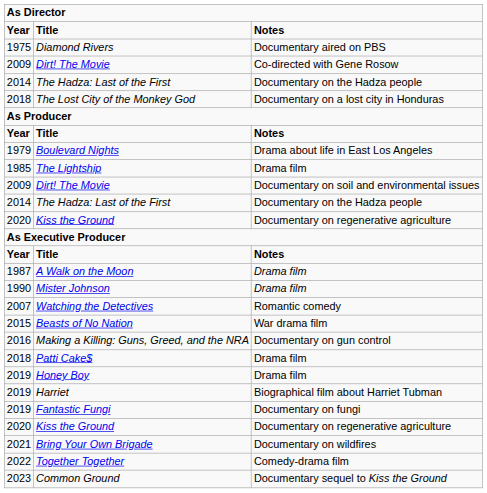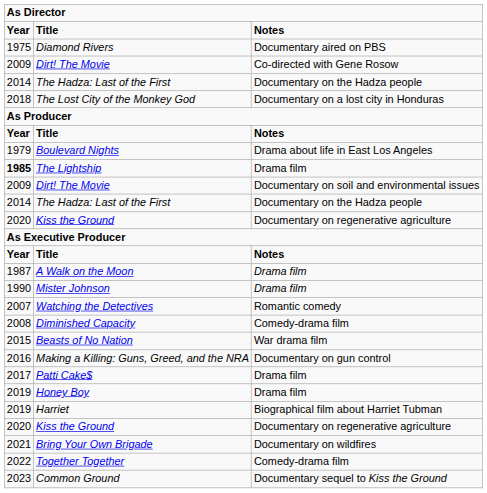(19, 168) normal -> (19, 168) bold
+ row: (86, 323)
(19, 358) 2018 -> (19, 375) 2017
- row: (73, 409)
